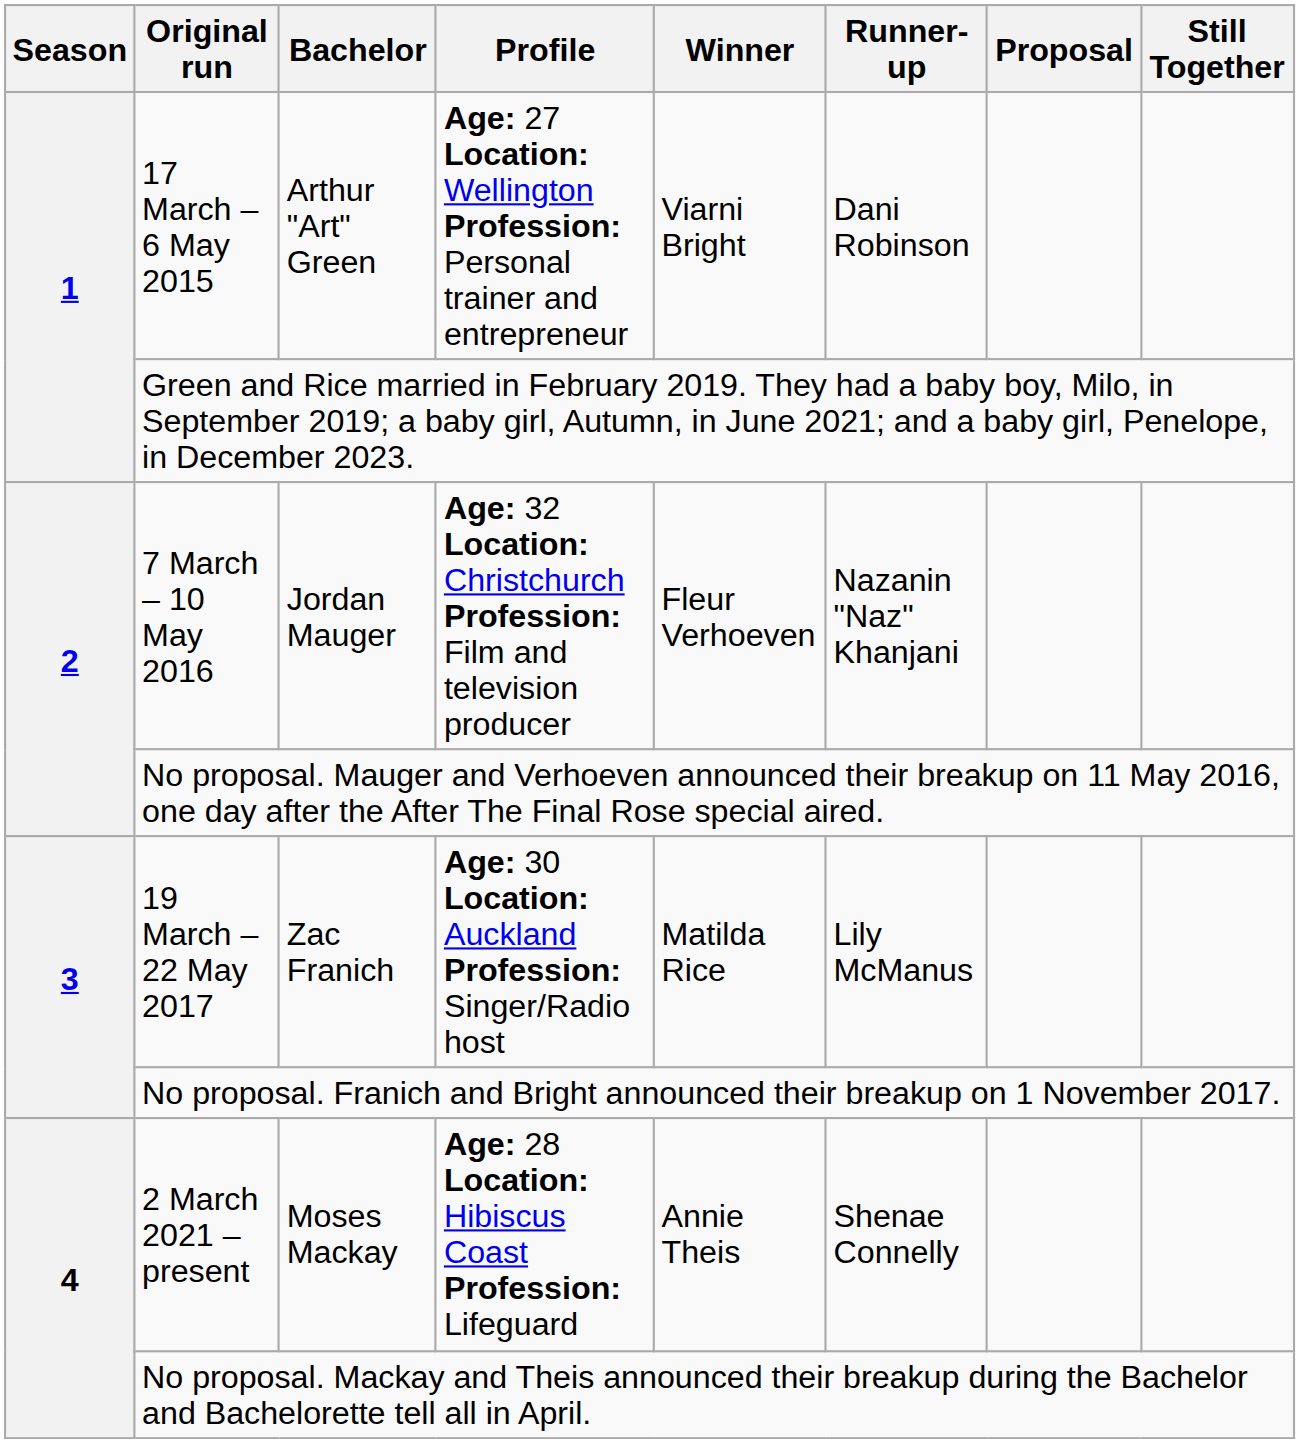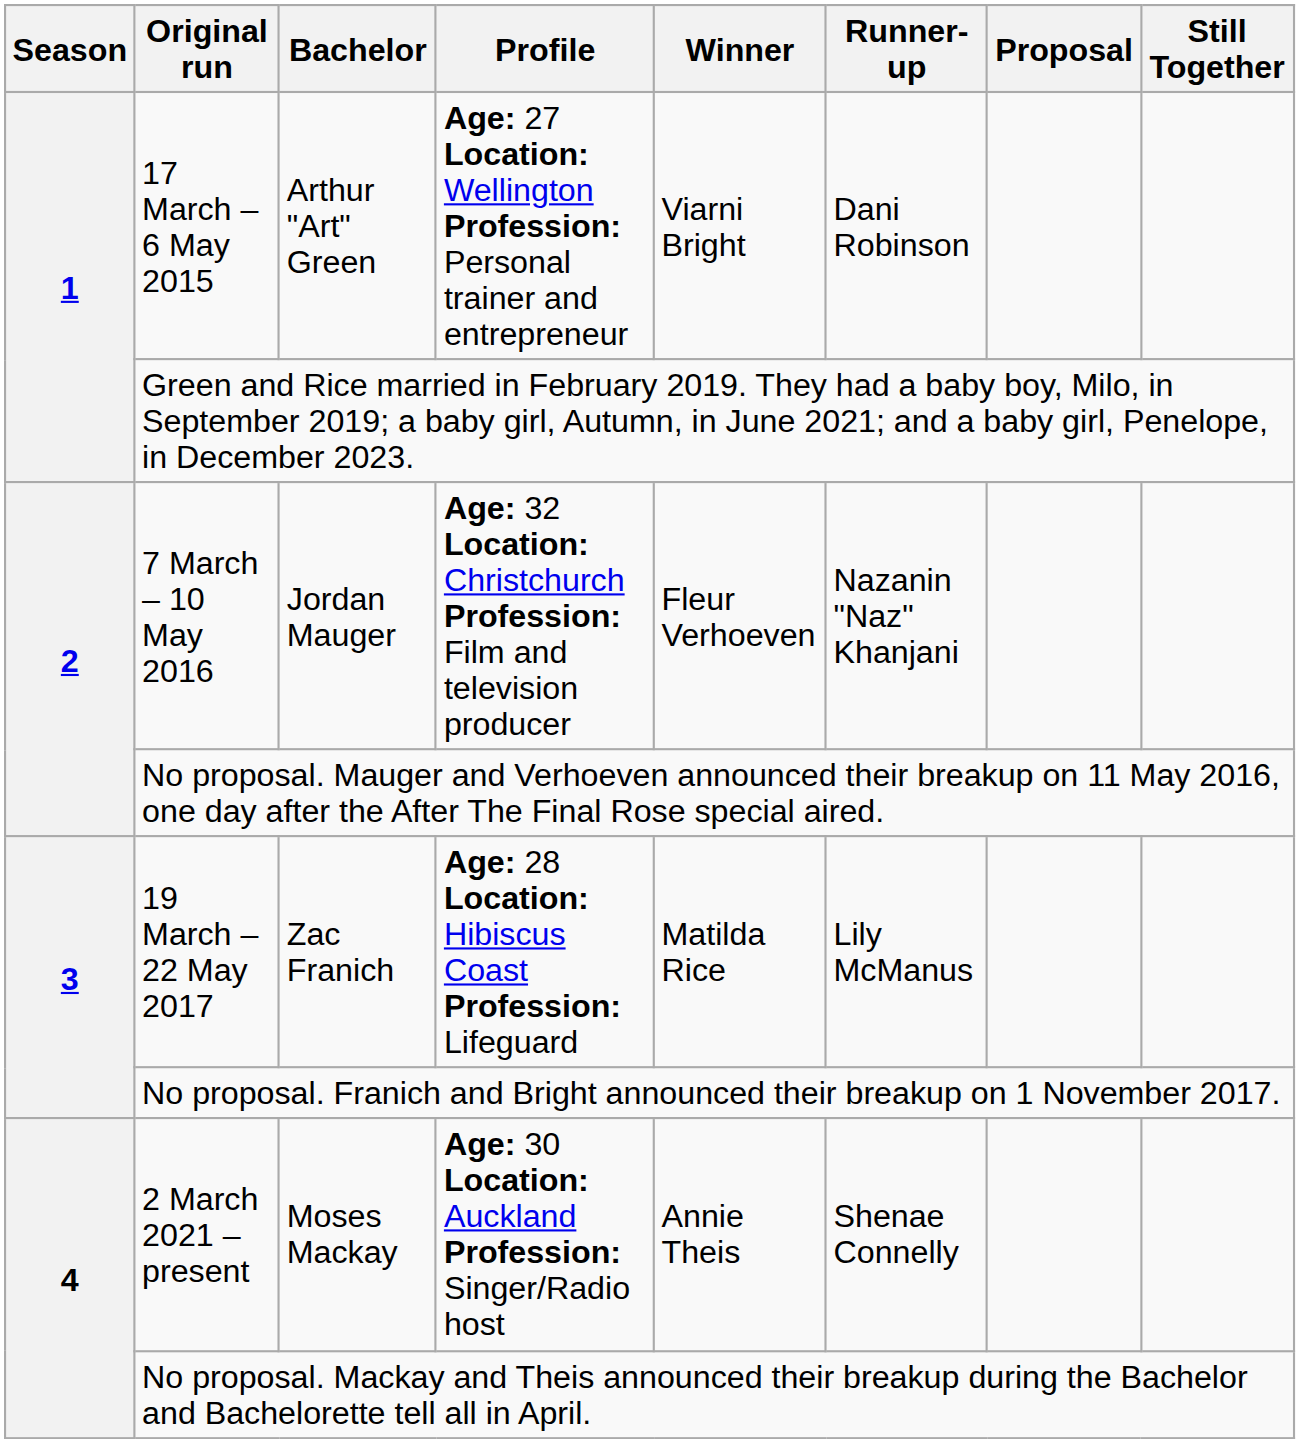(537, 953) Age: 30 Location: Auckland Profession: Singer/Radio host -> (532, 953) Age: 28 Location: Hibiscus Coast Profession: Lifeguard
(532, 1235) Age: 28 Location: Hibiscus Coast Profession: Lifeguard -> (537, 1235) Age: 30 Location: Auckland Profession: Singer/Radio host
